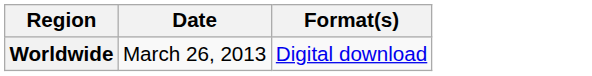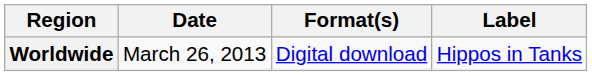+ column: (509, 20)
